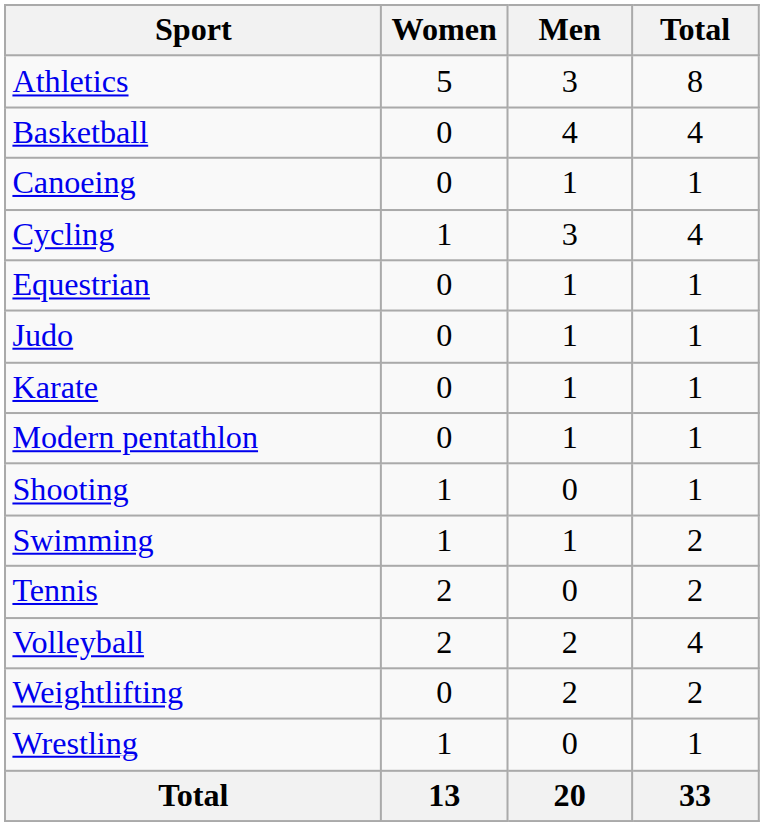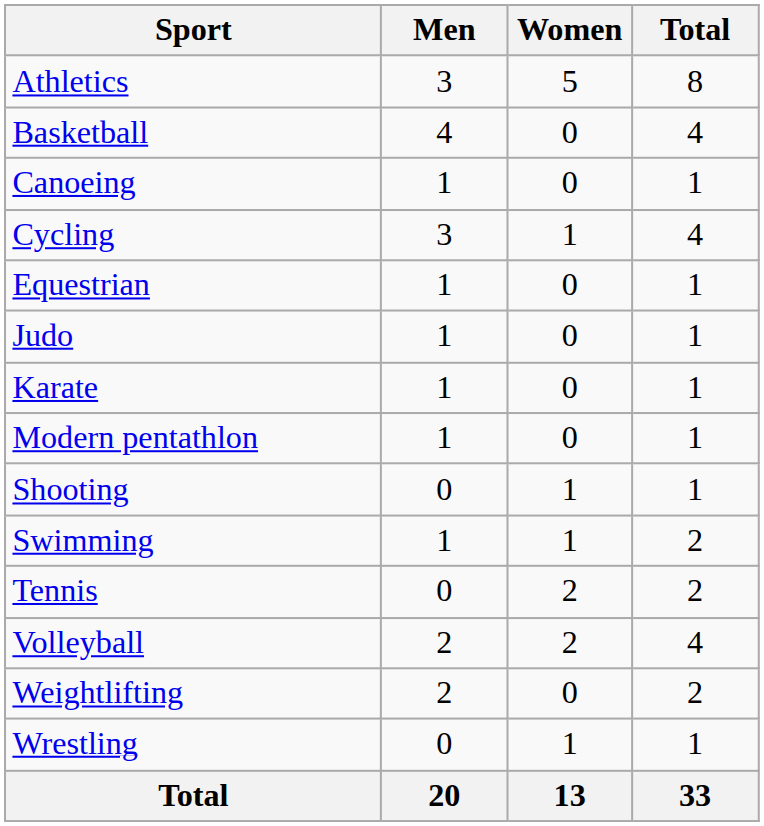columns swapped: (570, 30) <-> (444, 30)
